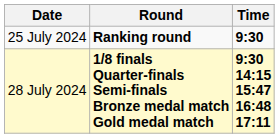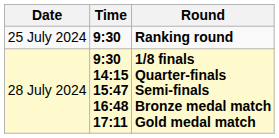columns swapped: (253, 15) <-> (161, 15)
